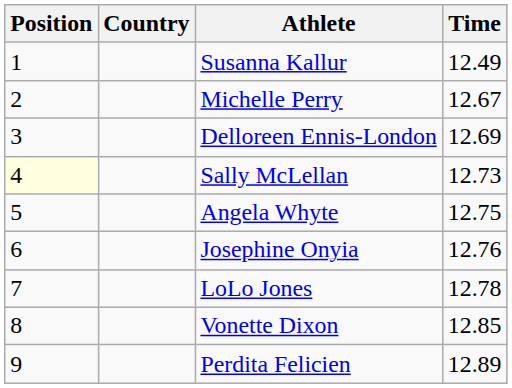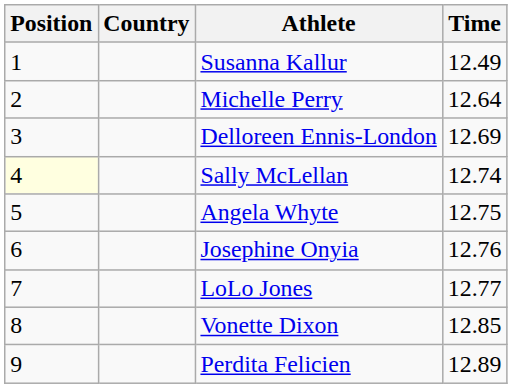(475, 99) 12.67 -> (475, 99) 12.64
(475, 174) 12.73 -> (475, 174) 12.74
(475, 288) 12.78 -> (475, 288) 12.77
